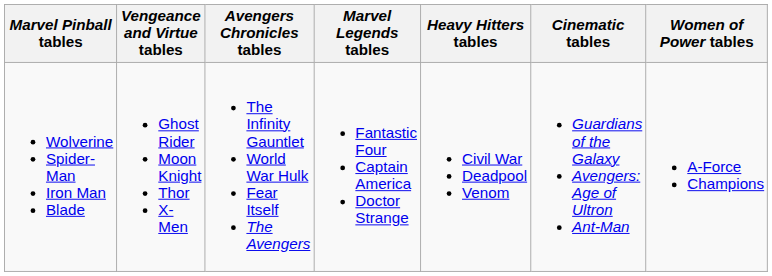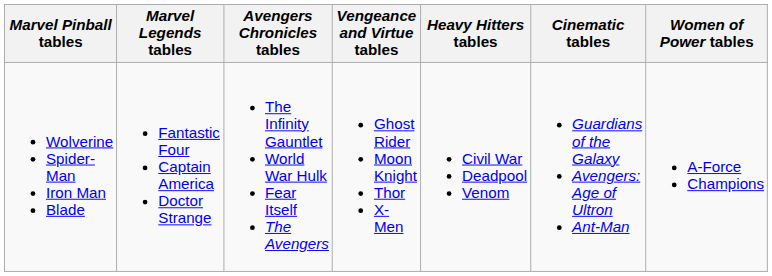columns swapped: (161, 33) <-> (367, 33)
